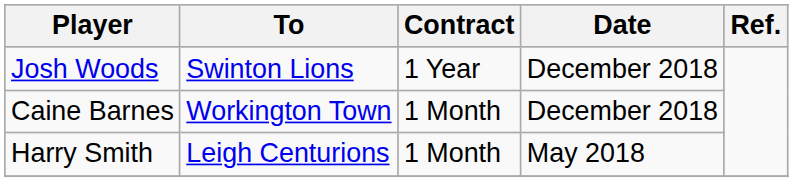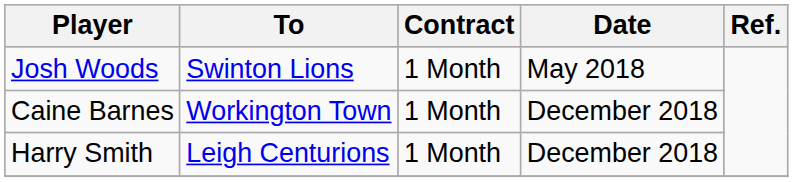(442, 68) 1 Year -> (452, 68) 1 Month
(622, 68) December 2018 -> (586, 68) May 2018
(586, 153) May 2018 -> (622, 153) December 2018
